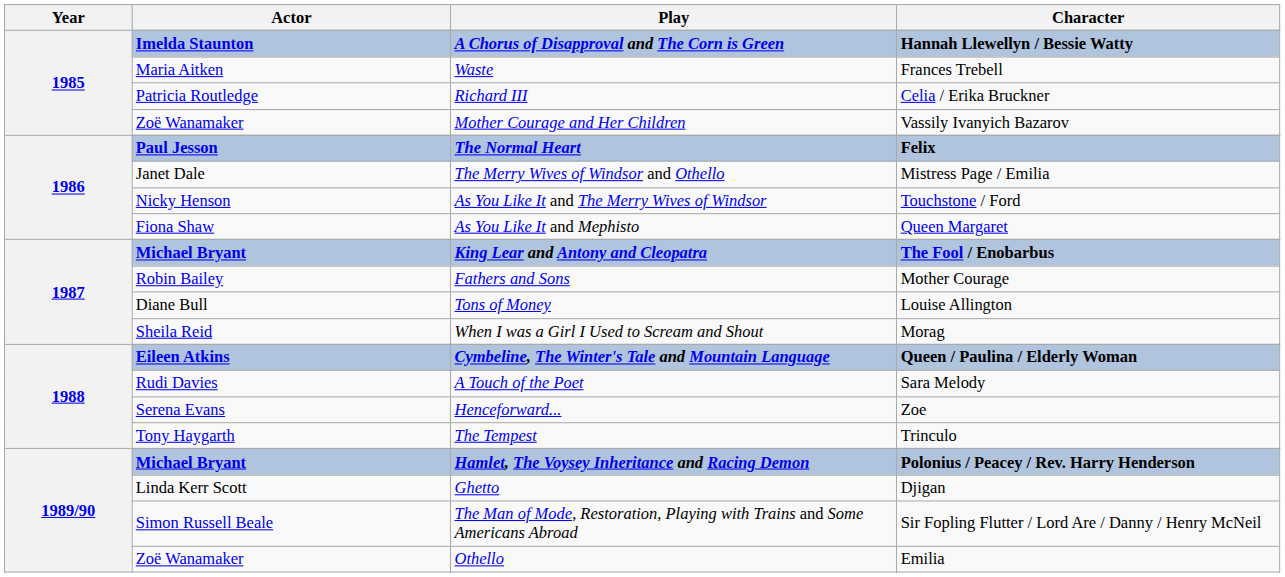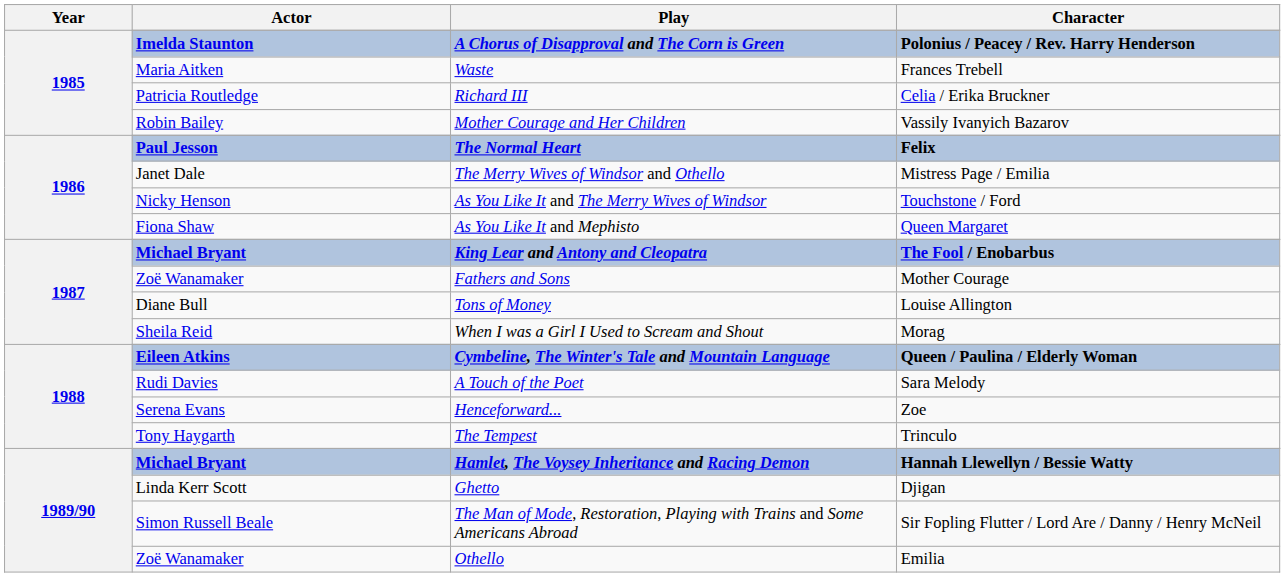(1017, 43) Hannah Llewellyn / Bessie Watty -> (1048, 43) Polonius / Peacey / Rev. Harry Henderson
(190, 122) Zoë Wanamaker -> (180, 122) Robin Bailey
(180, 278) Robin Bailey -> (190, 278) Zoë Wanamaker
(1048, 461) Polonius / Peacey / Rev. Harry Henderson -> (1017, 461) Hannah Llewellyn / Bessie Watty
